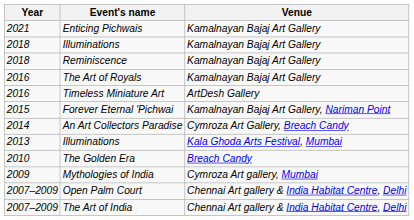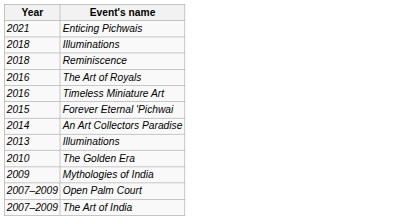- column: (297, 12)
